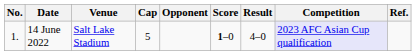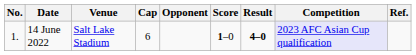(148, 36) 5 -> (148, 36) 6
(258, 36) normal -> (258, 36) bold
